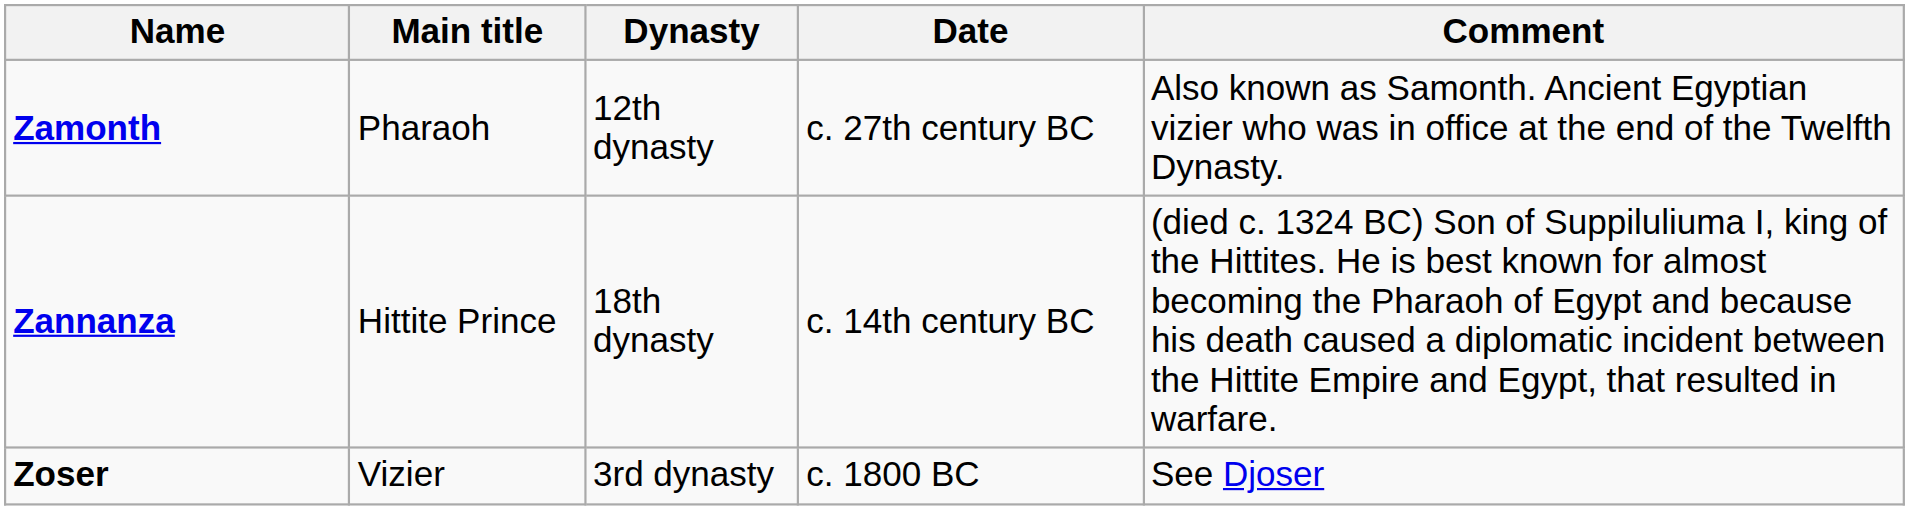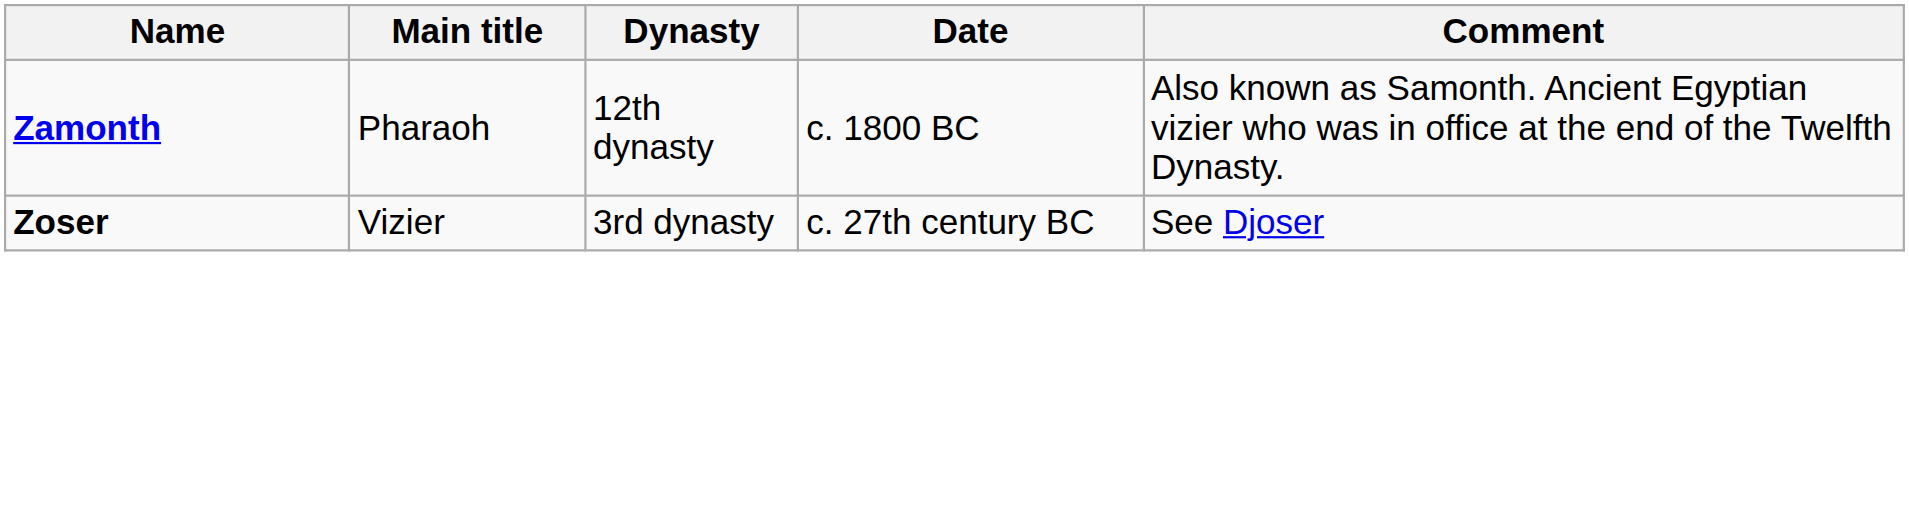(950, 127) c. 27th century BC -> (893, 127) c. 1800 BC
- row: (94, 320)
(893, 474) c. 1800 BC -> (950, 222) c. 27th century BC
